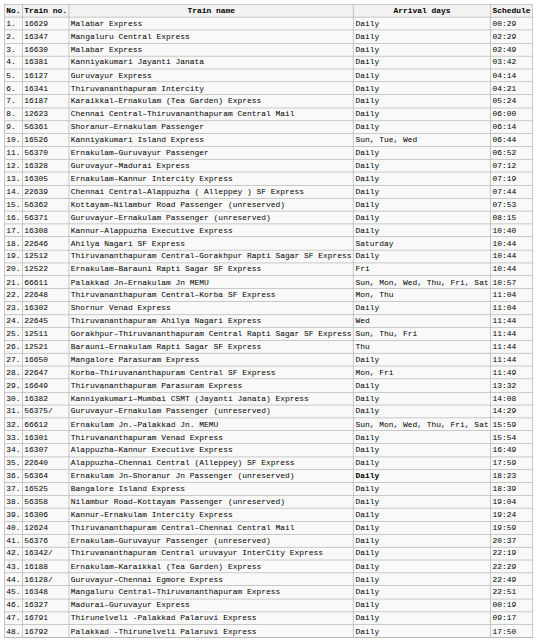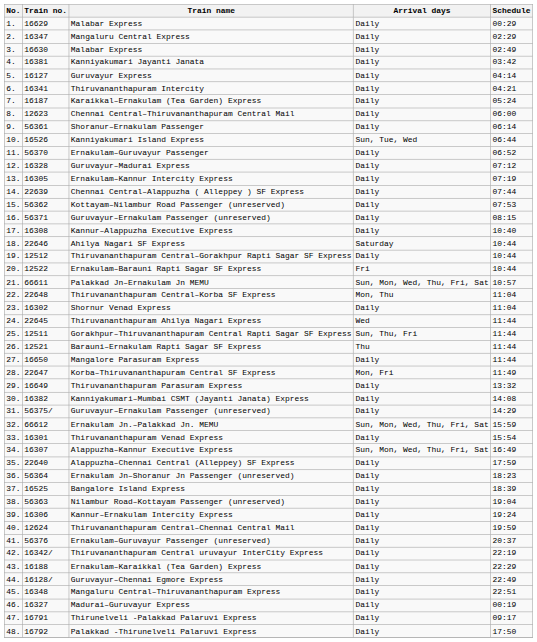(367, 450) Daily -> (422, 450) Sun, Mon, Wed, Thu, Fri, Sat
(367, 476) bold -> (367, 476) normal
(36, 502) 56358 -> (36, 502) 56363
